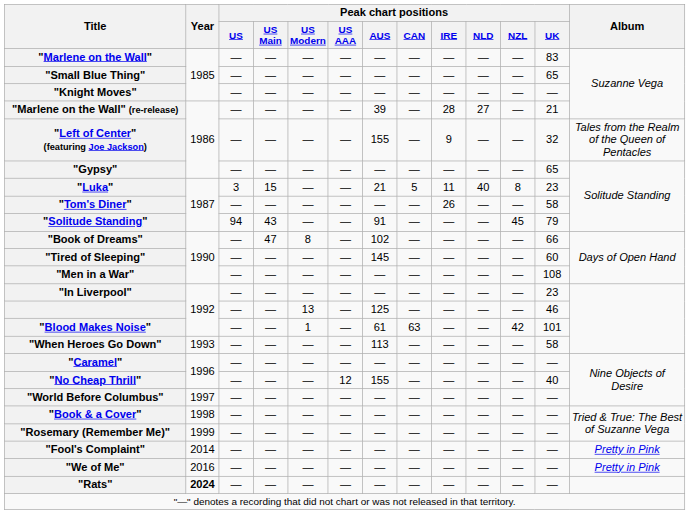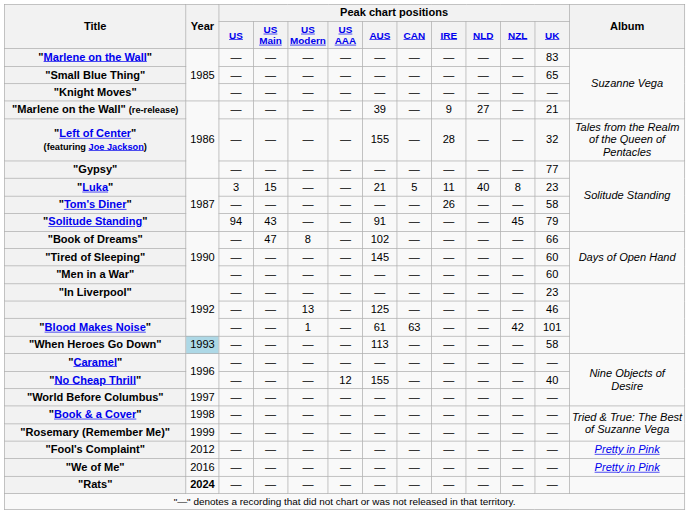(449, 110) 28 -> (449, 110) 9
(449, 139) 9 -> (449, 139) 28
(552, 169) 65 -> (552, 169) 77
(552, 274) 108 -> (552, 274) 60
(202, 344) no background -> (202, 344) lightblue background
(202, 450) 2014 -> (202, 450) 2012
